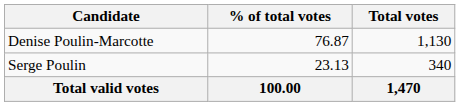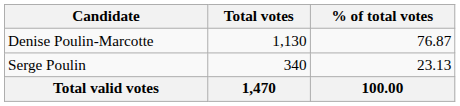columns swapped: (404, 16) <-> (280, 16)
